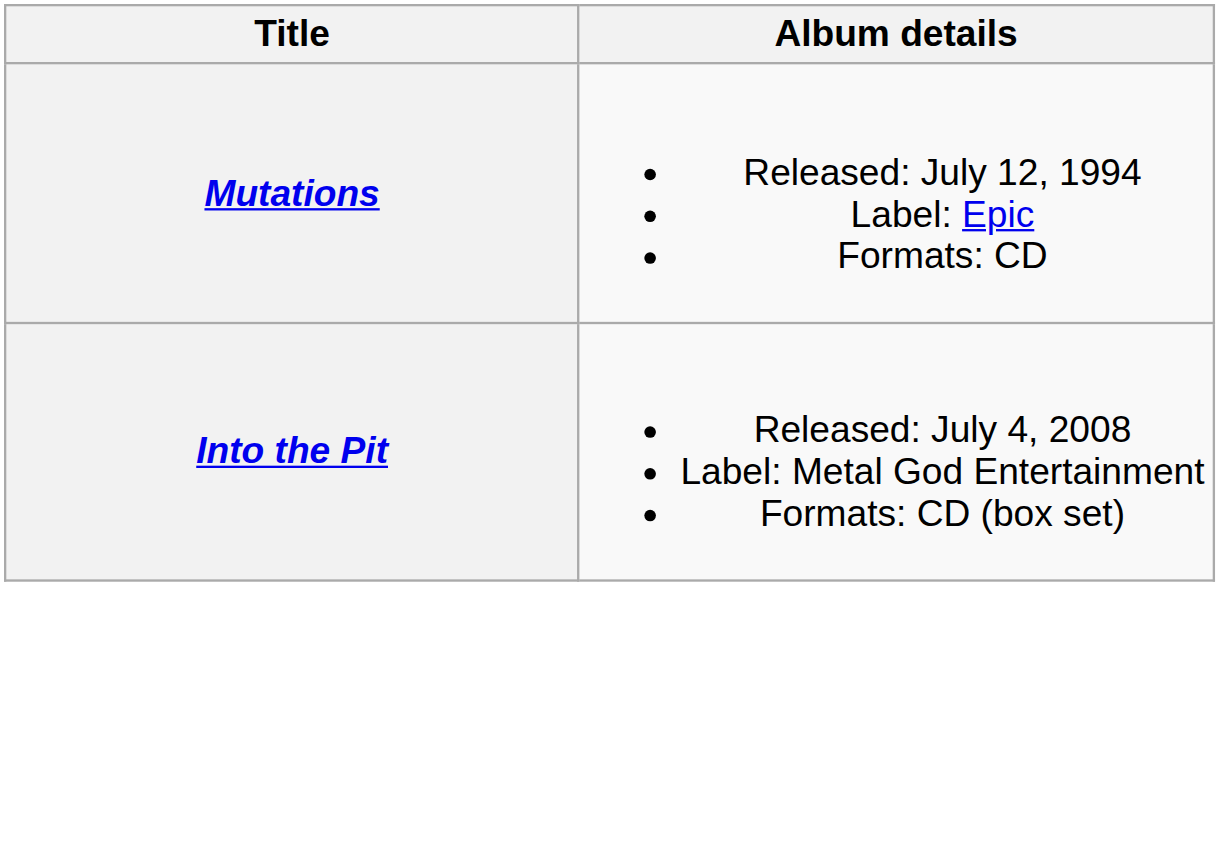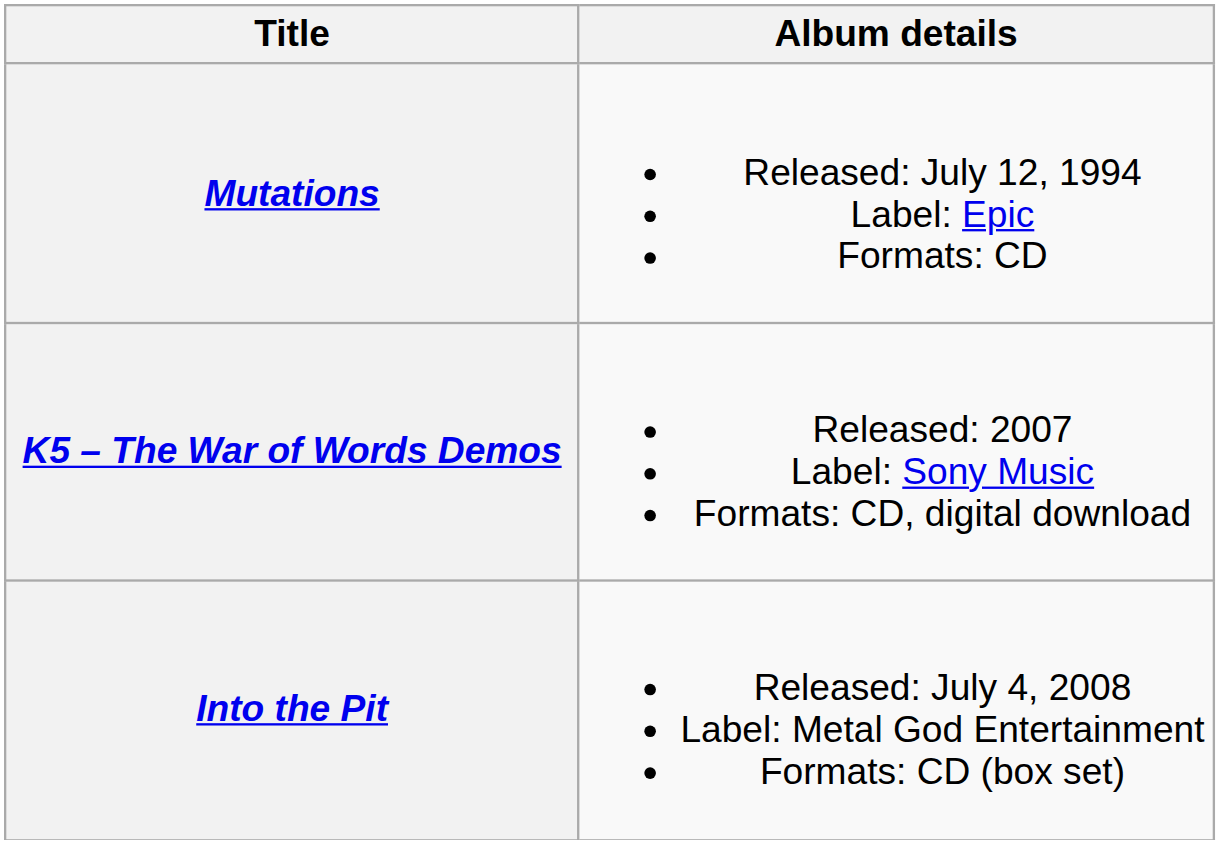+ row: (292, 450)
